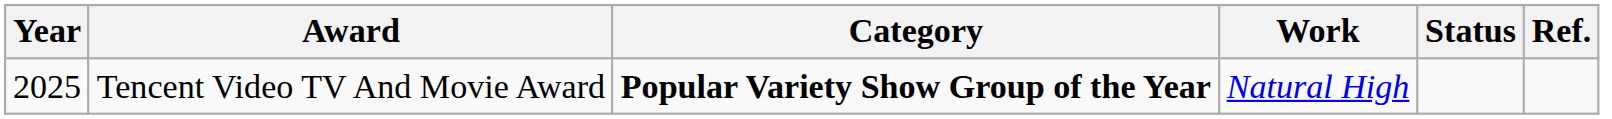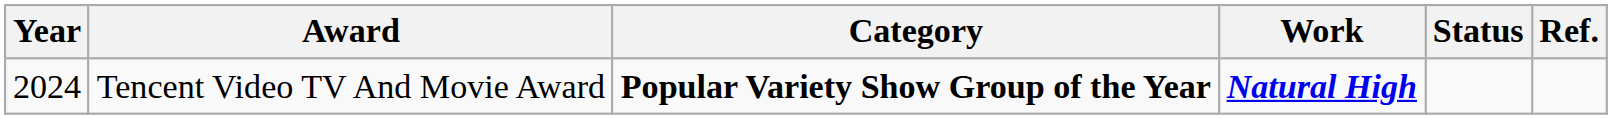(47, 85) 2025 -> (47, 85) 2024
(1318, 85) normal -> (1322, 85) bold
